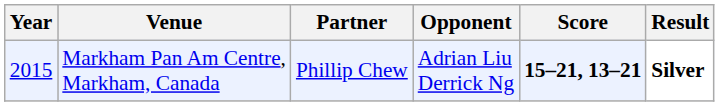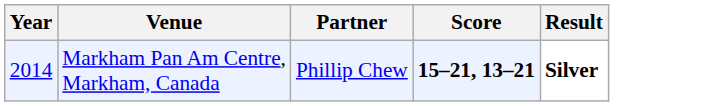- column: (466, 22)
(31, 70) 2015 -> (31, 70) 2014
